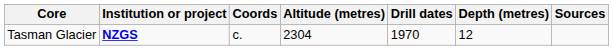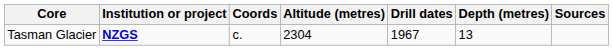(405, 34) 1970 -> (405, 34) 1967
(466, 34) 12 -> (466, 34) 13
